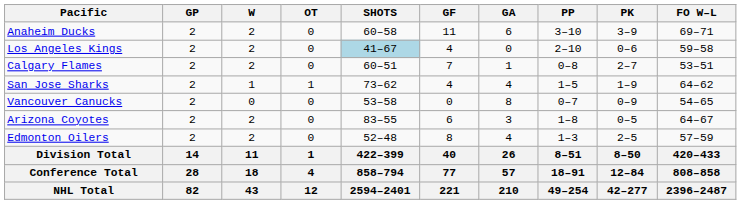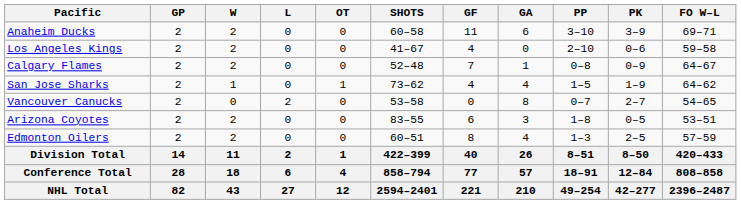+ column: (288, 13)
(380, 49) lightblue background -> (407, 49) no background
(380, 67) 60–51 -> (407, 67) 52–48
(627, 67) 2–7 -> (635, 67) 0–9
(697, 67) 53–51 -> (699, 67) 64–67
(627, 102) 0–9 -> (635, 102) 2–7
(697, 120) 64–67 -> (699, 120) 53–51
(380, 138) 52–48 -> (407, 138) 60–51
